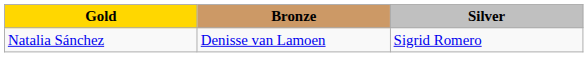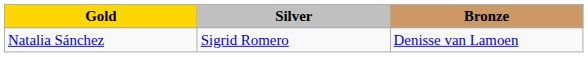columns swapped: (487, 16) <-> (294, 16)
